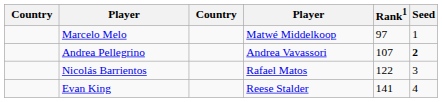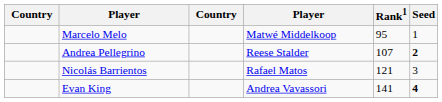(381, 34) 97 -> (381, 34) 95
(286, 52) Andrea Vavassori -> (277, 52) Reese Stalder
(384, 70) 122 -> (384, 70) 121
(277, 88) Reese Stalder -> (286, 88) Andrea Vavassori
(415, 88) normal -> (415, 88) bold
